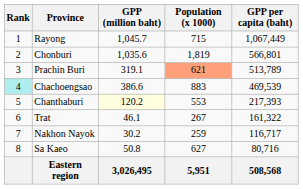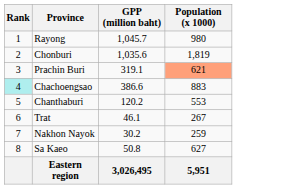- column: (265, 17)
(198, 39) 715 -> (198, 39) 980
(132, 102) lightyellow background -> (132, 102) no background
